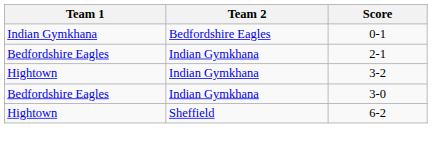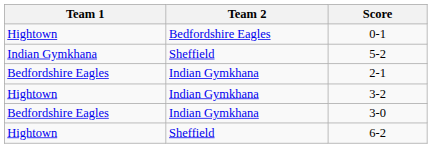(52, 34) Indian Gymkhana -> (32, 34) Hightown
+ row: (378, 53)
